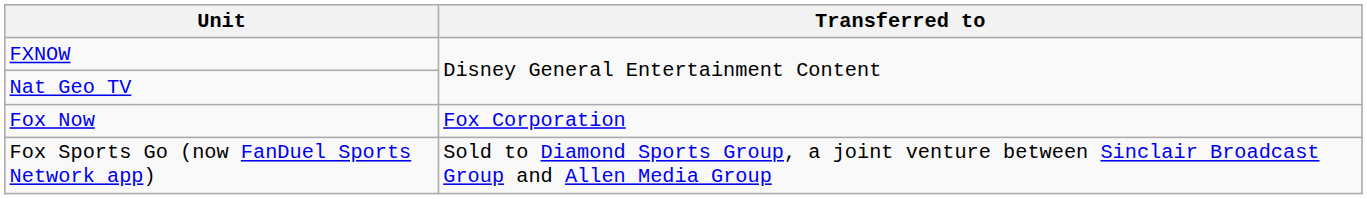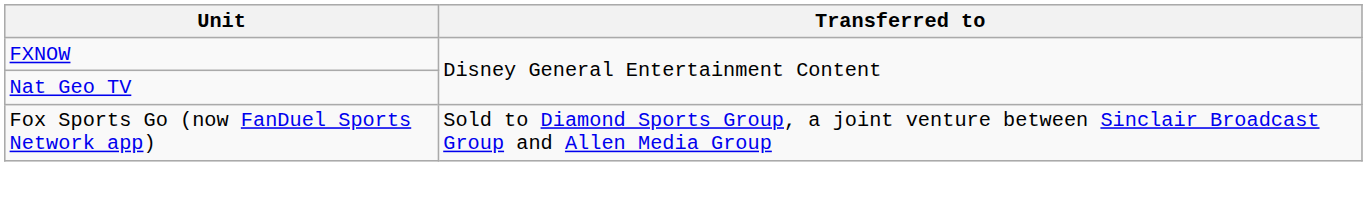- row: (52, 120)
